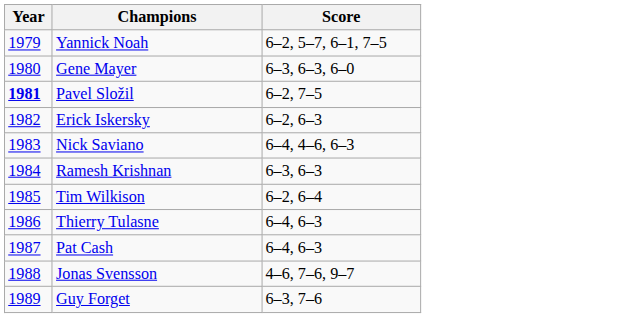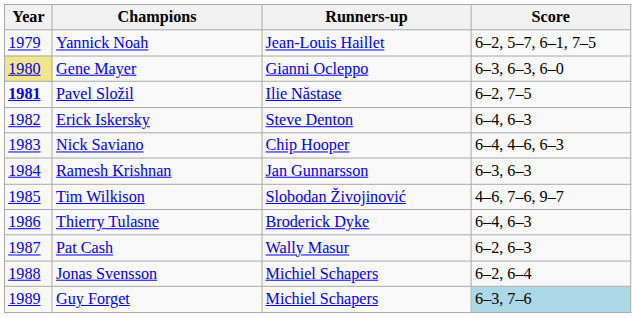+ column: (367, 17)
(24, 68) no background -> (24, 68) khaki background
(294, 119) 6–2, 6–3 -> (503, 119) 6–4, 6–3
(294, 196) 6–2, 6–4 -> (519, 196) 4–6, 7–6, 9–7
(294, 247) 6–4, 6–3 -> (503, 247) 6–2, 6–3
(310, 273) 4–6, 7–6, 9–7 -> (503, 273) 6–2, 6–4
(294, 299) no background -> (503, 299) lightblue background
